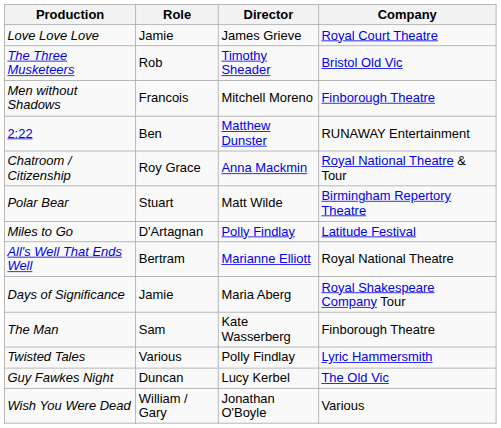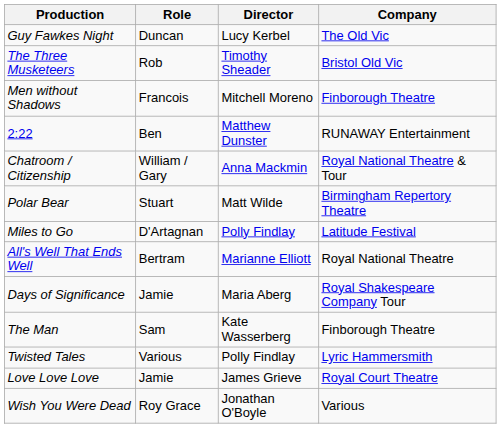rows swapped: (60, 378) <-> (53, 35)
(170, 168) Roy Grace -> (163, 168) William / Gary
(163, 405) William / Gary -> (170, 405) Roy Grace
